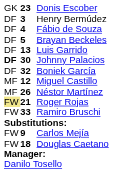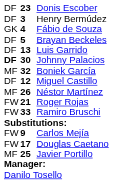(11, 8) GK -> (10, 8) DF
(10, 29) DF -> (11, 29) GK
(10, 71) DF -> (11, 71) MF
(11, 81) MF -> (10, 81) DF
(11, 102) khaki background -> (11, 102) no background
(25, 143) 18 -> (25, 143) 17
+ row: (65, 154)
